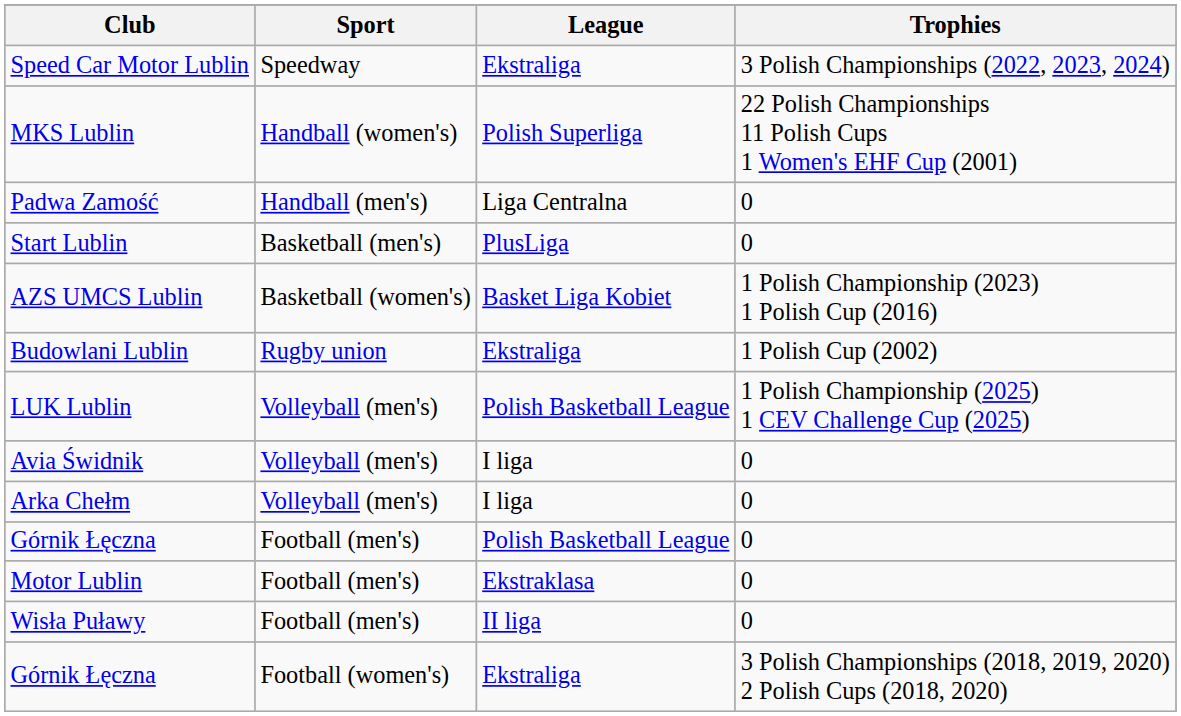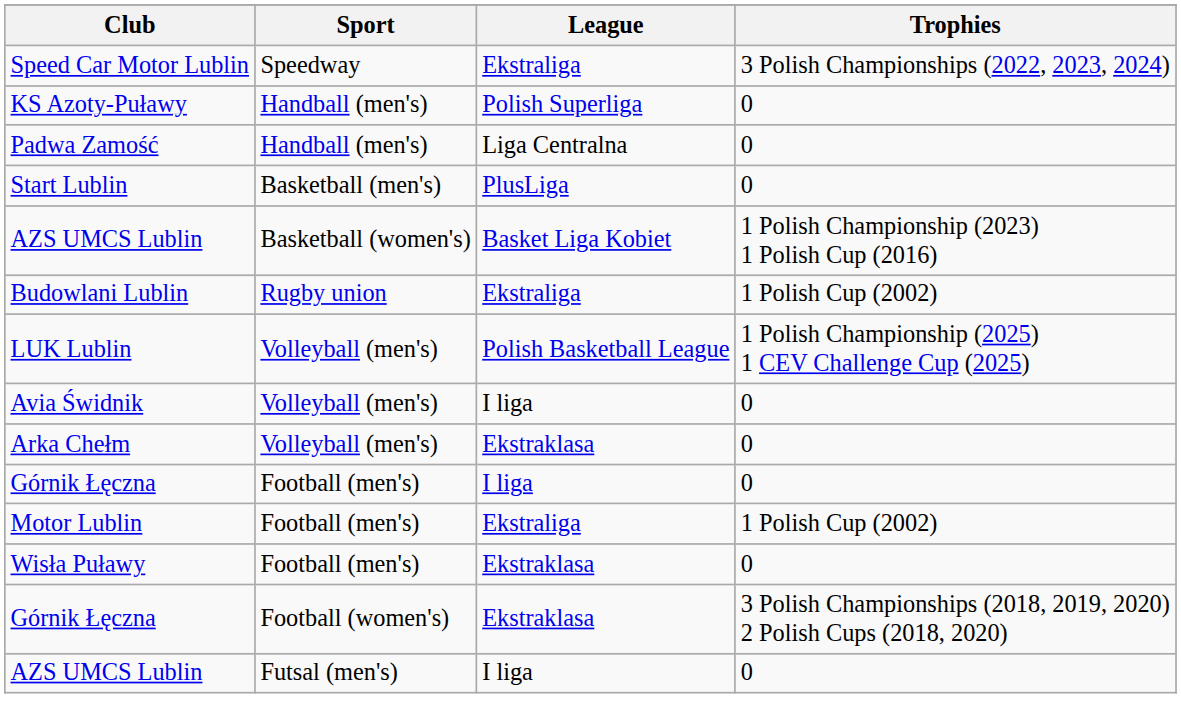- row: (72, 133)
+ row: (99, 105)
(508, 501) I liga -> (538, 443) Ekstraklasa
(606, 541) Polish Basketball League -> (508, 483) I liga
(538, 581) Ekstraklasa -> (532, 523) Ekstraliga
(747, 581) 0 -> (839, 523) 1 Polish Cup (2002)
(512, 621) II liga -> (538, 564) Ekstraklasa
(532, 676) Ekstraliga -> (538, 618) Ekstraklasa
+ row: (106, 673)
